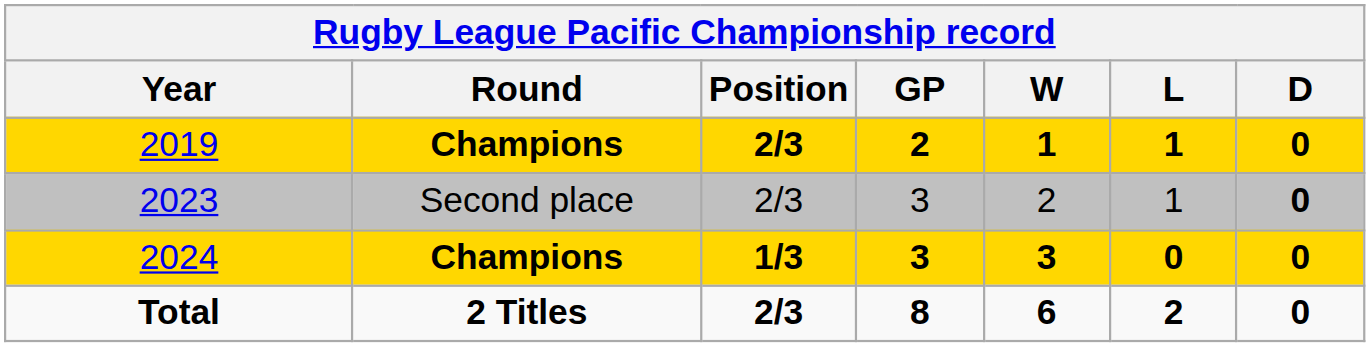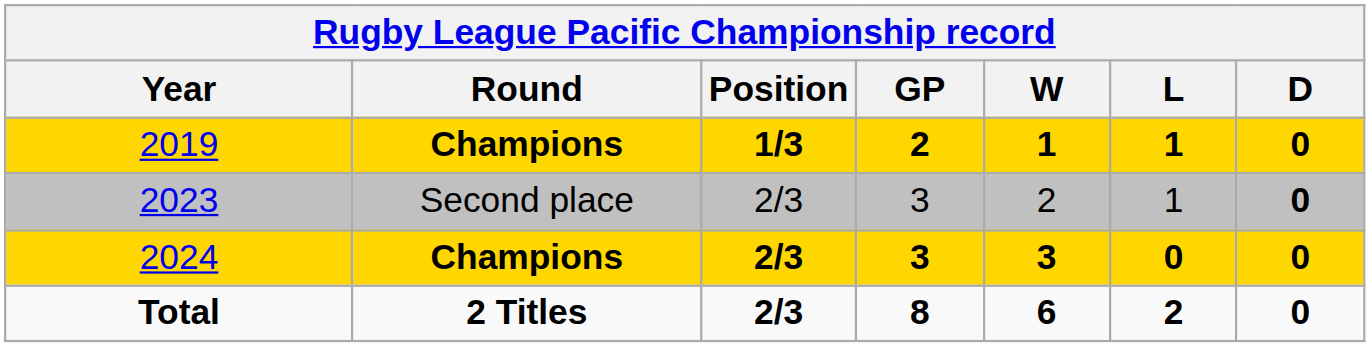(779, 144) 2/3 -> (779, 144) 1/3
(779, 256) 1/3 -> (779, 256) 2/3
